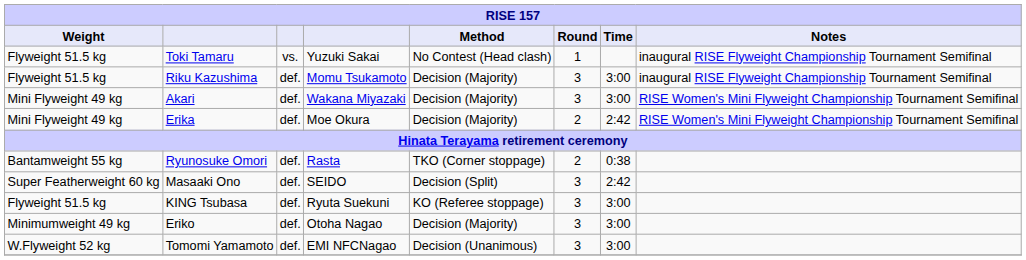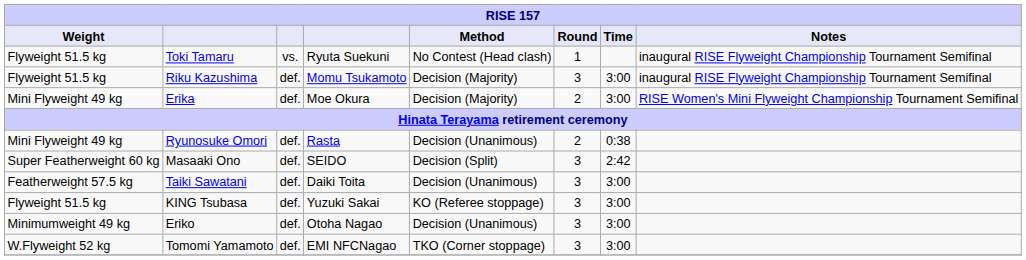(343, 56) Yuzuki Sakai -> (348, 56) Ryuta Suekuni
- row: (180, 98)
(618, 119) 2:42 -> (618, 98) 3:00
(65, 161) Bantamweight 55 kg -> (65, 140) Mini Flyweight 49 kg
(479, 161) TKO (Corner stoppage) -> (475, 140) Decision (Unanimous)
+ row: (206, 182)
(348, 203) Ryuta Suekuni -> (343, 203) Yuzuki Sakai
(465, 224) Decision (Majority) -> (475, 224) Decision (Unanimous)
(475, 244) Decision (Unanimous) -> (479, 244) TKO (Corner stoppage)
